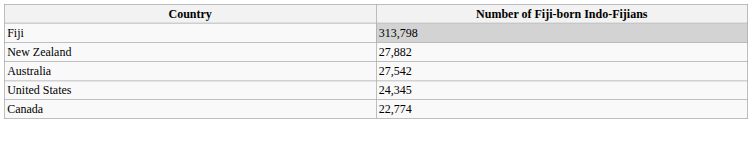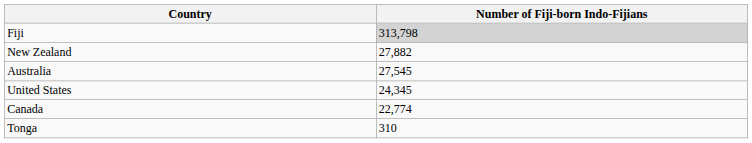(395, 71) 27,542 -> (395, 71) 27,545
+ row: (22, 128)
